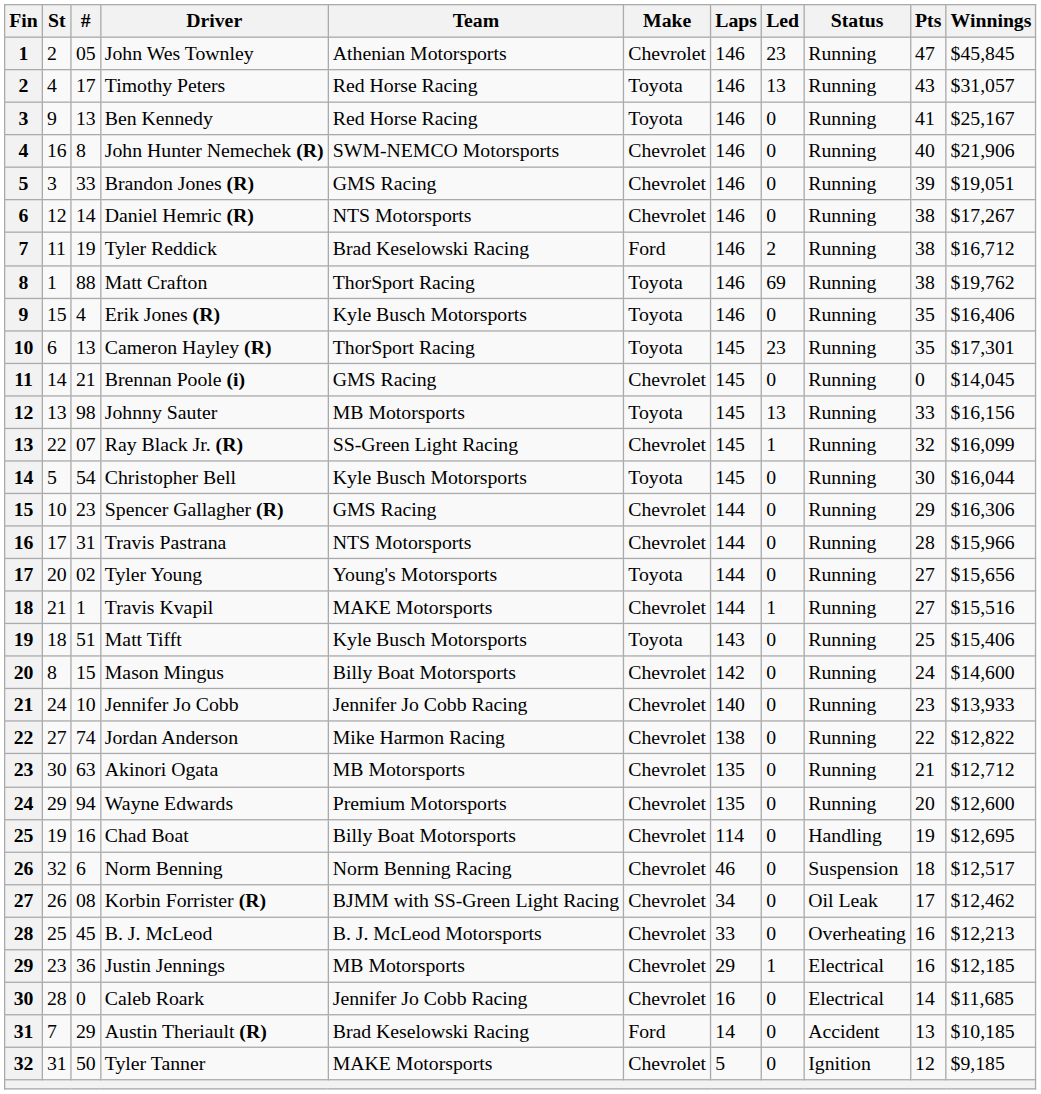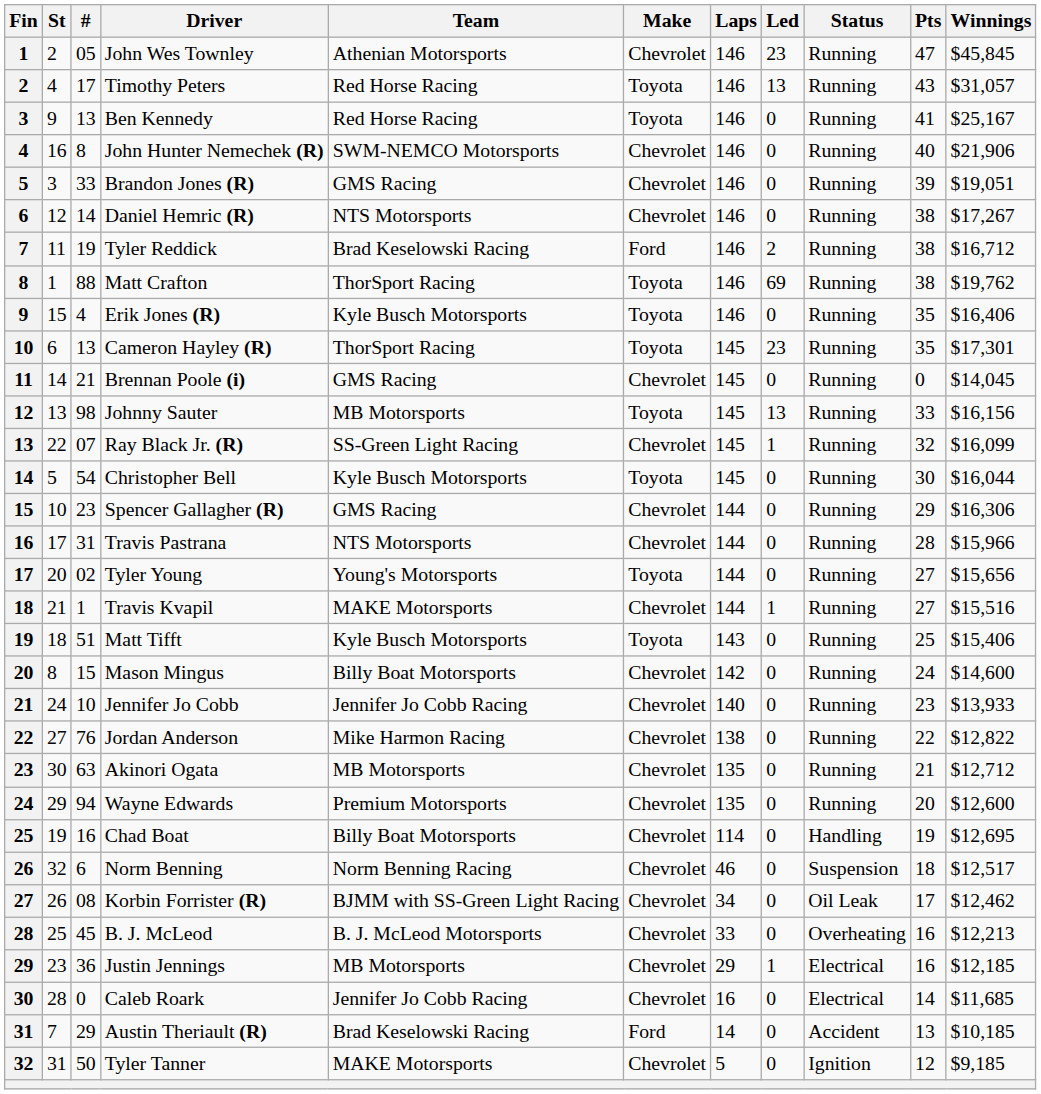(86, 737) 74 -> (86, 737) 76
